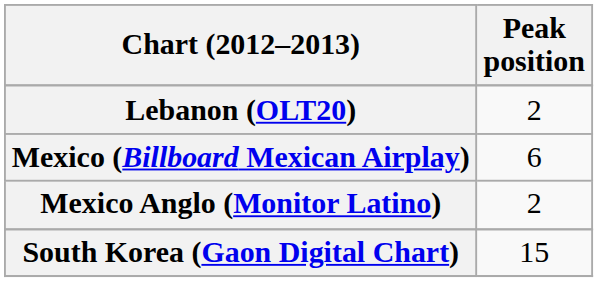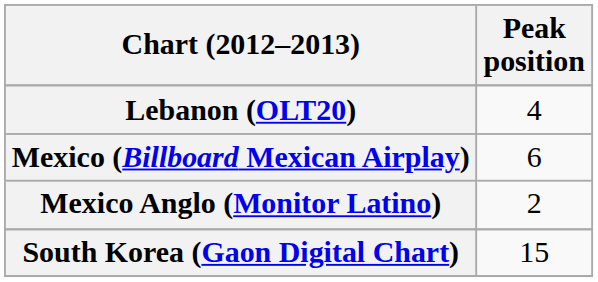(534, 109) 2 -> (534, 109) 4
